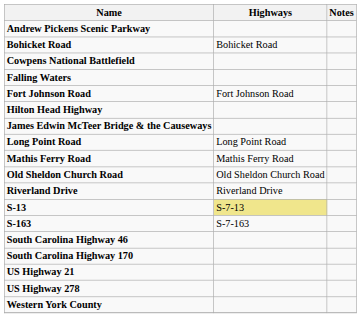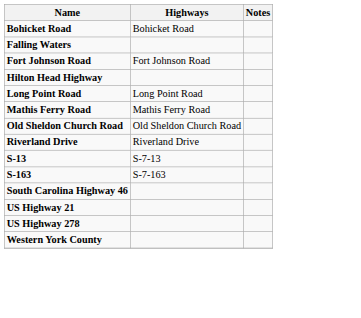- row: (78, 28)
- row: (71, 61)
- row: (109, 126)
(230, 207) khaki background -> (147, 158) no background
- row: (70, 256)
